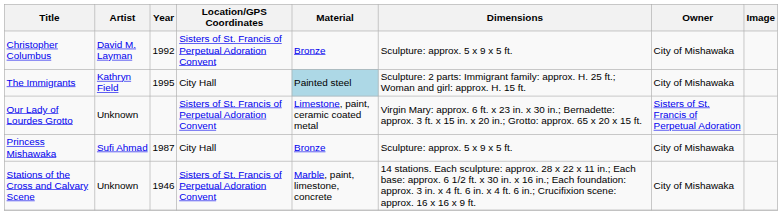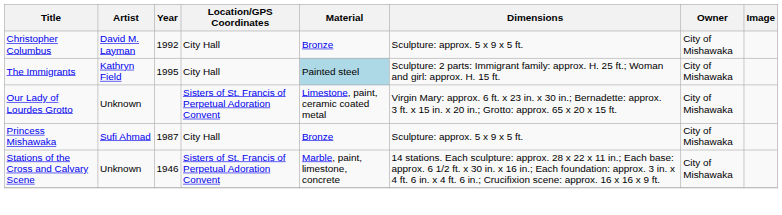(230, 50) Sisters of St. Francis of Perpetual Adoration Convent -> (202, 44) City Hall
(697, 115) Sisters of St. Francis of Perpetual Adoration -> (708, 104) City of Mishawaka
